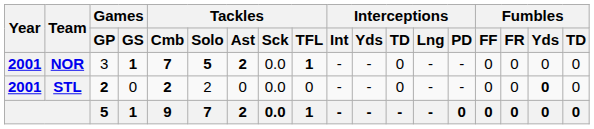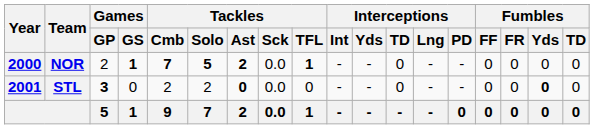(25, 64) 2001 -> (25, 64) 2000
(104, 64) 3 -> (104, 64) 2
(104, 87) 2 -> (104, 87) 3
(167, 87) bold -> (167, 87) normal
(243, 87) normal -> (243, 87) bold
